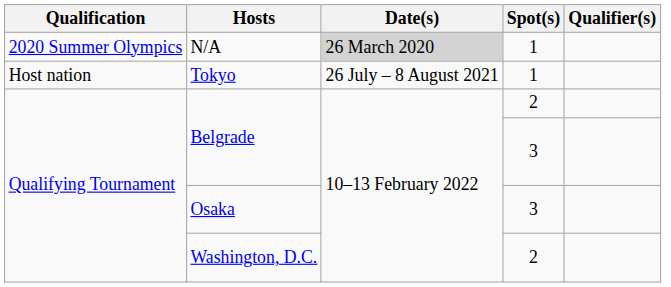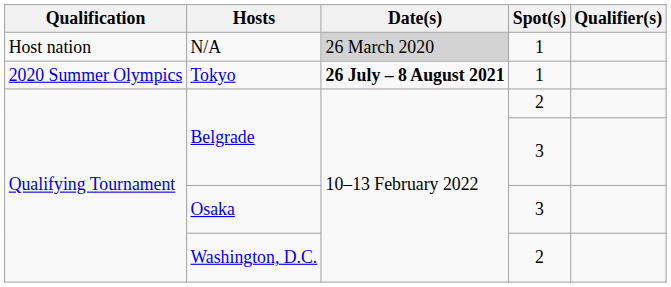(95, 46) 2020 Summer Olympics -> (50, 46) Host nation
(50, 74) Host nation -> (95, 74) 2020 Summer Olympics
(412, 74) normal -> (415, 74) bold
